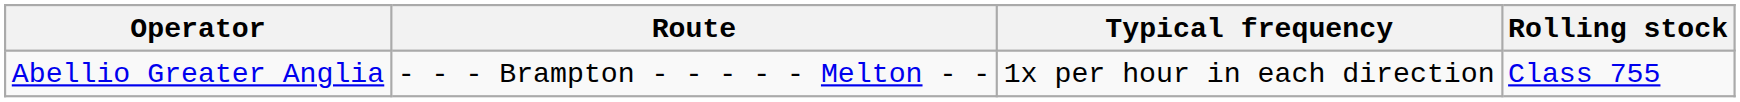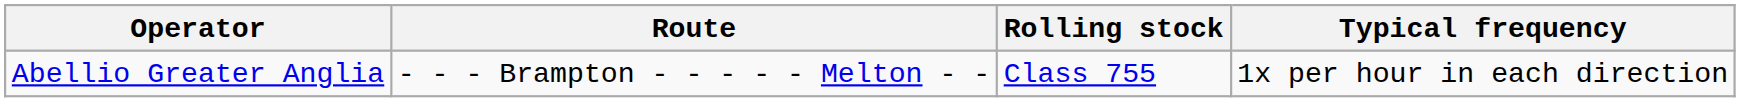columns swapped: (1618, 28) <-> (1249, 28)
